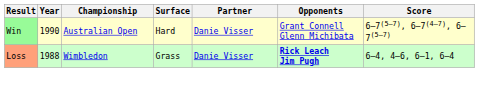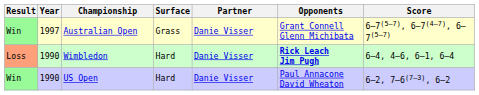(50, 31) 1990 -> (50, 31) 1997
(165, 31) Hard -> (168, 31) Grass
(50, 56) 1988 -> (50, 56) 1990
(168, 56) Grass -> (165, 56) Hard
+ row: (81, 79)
